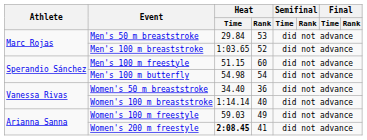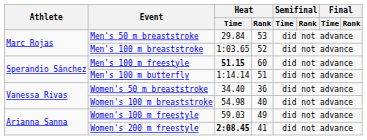(233, 62) normal -> (233, 62) bold
(233, 76) 54.98 -> (233, 76) 1:14.14
(262, 76) 54 -> (262, 76) 51
(233, 102) 1:14.14 -> (233, 102) 54.98
